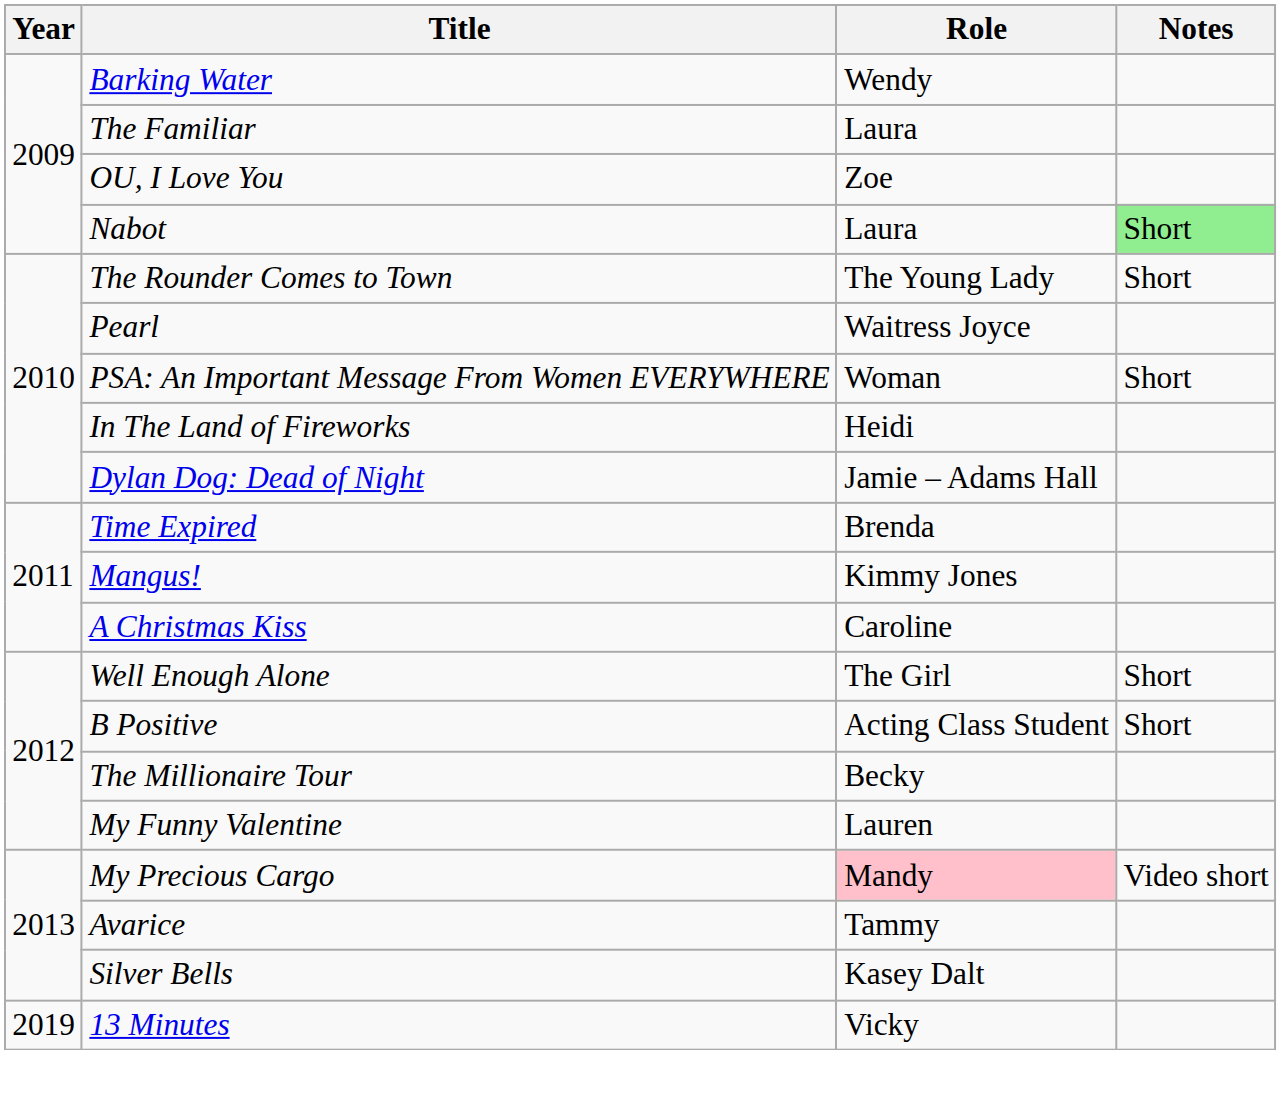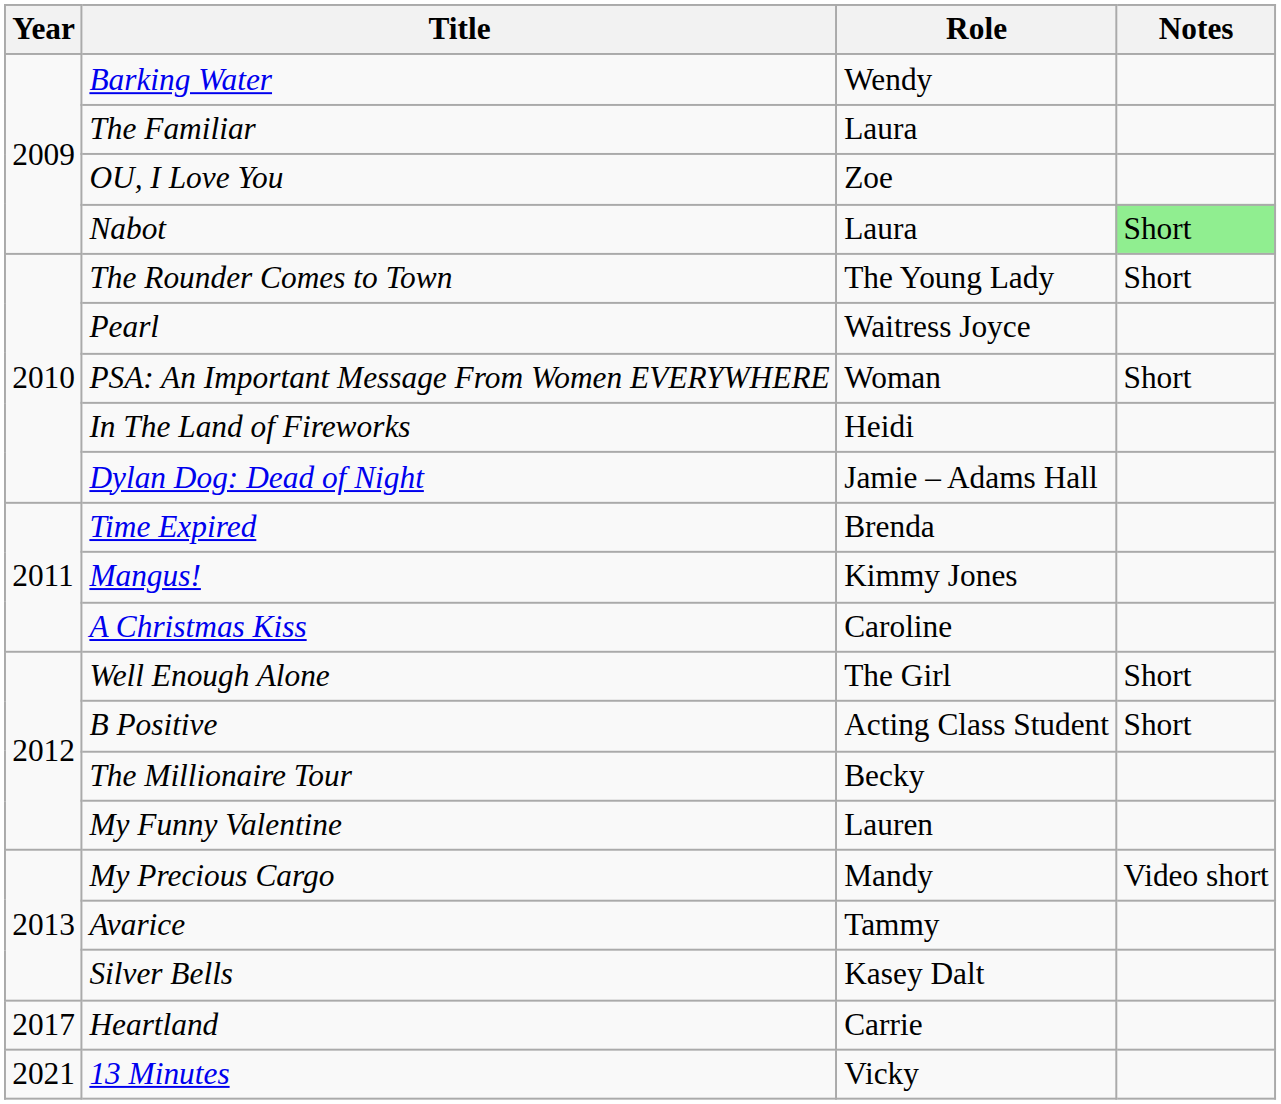(889, 874) pink background -> (889, 874) no background
+ row: (154, 1024)
(44, 1024) 2019 -> (44, 1073) 2021
